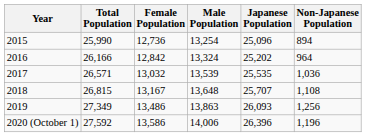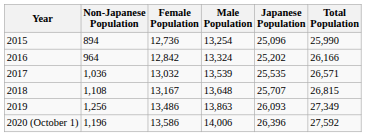columns swapped: (107, 18) <-> (328, 18)
